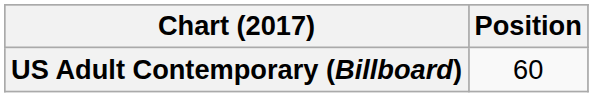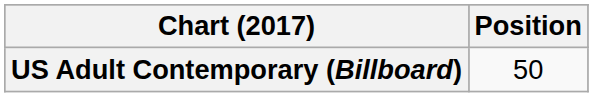(528, 69) 60 -> (528, 69) 50
